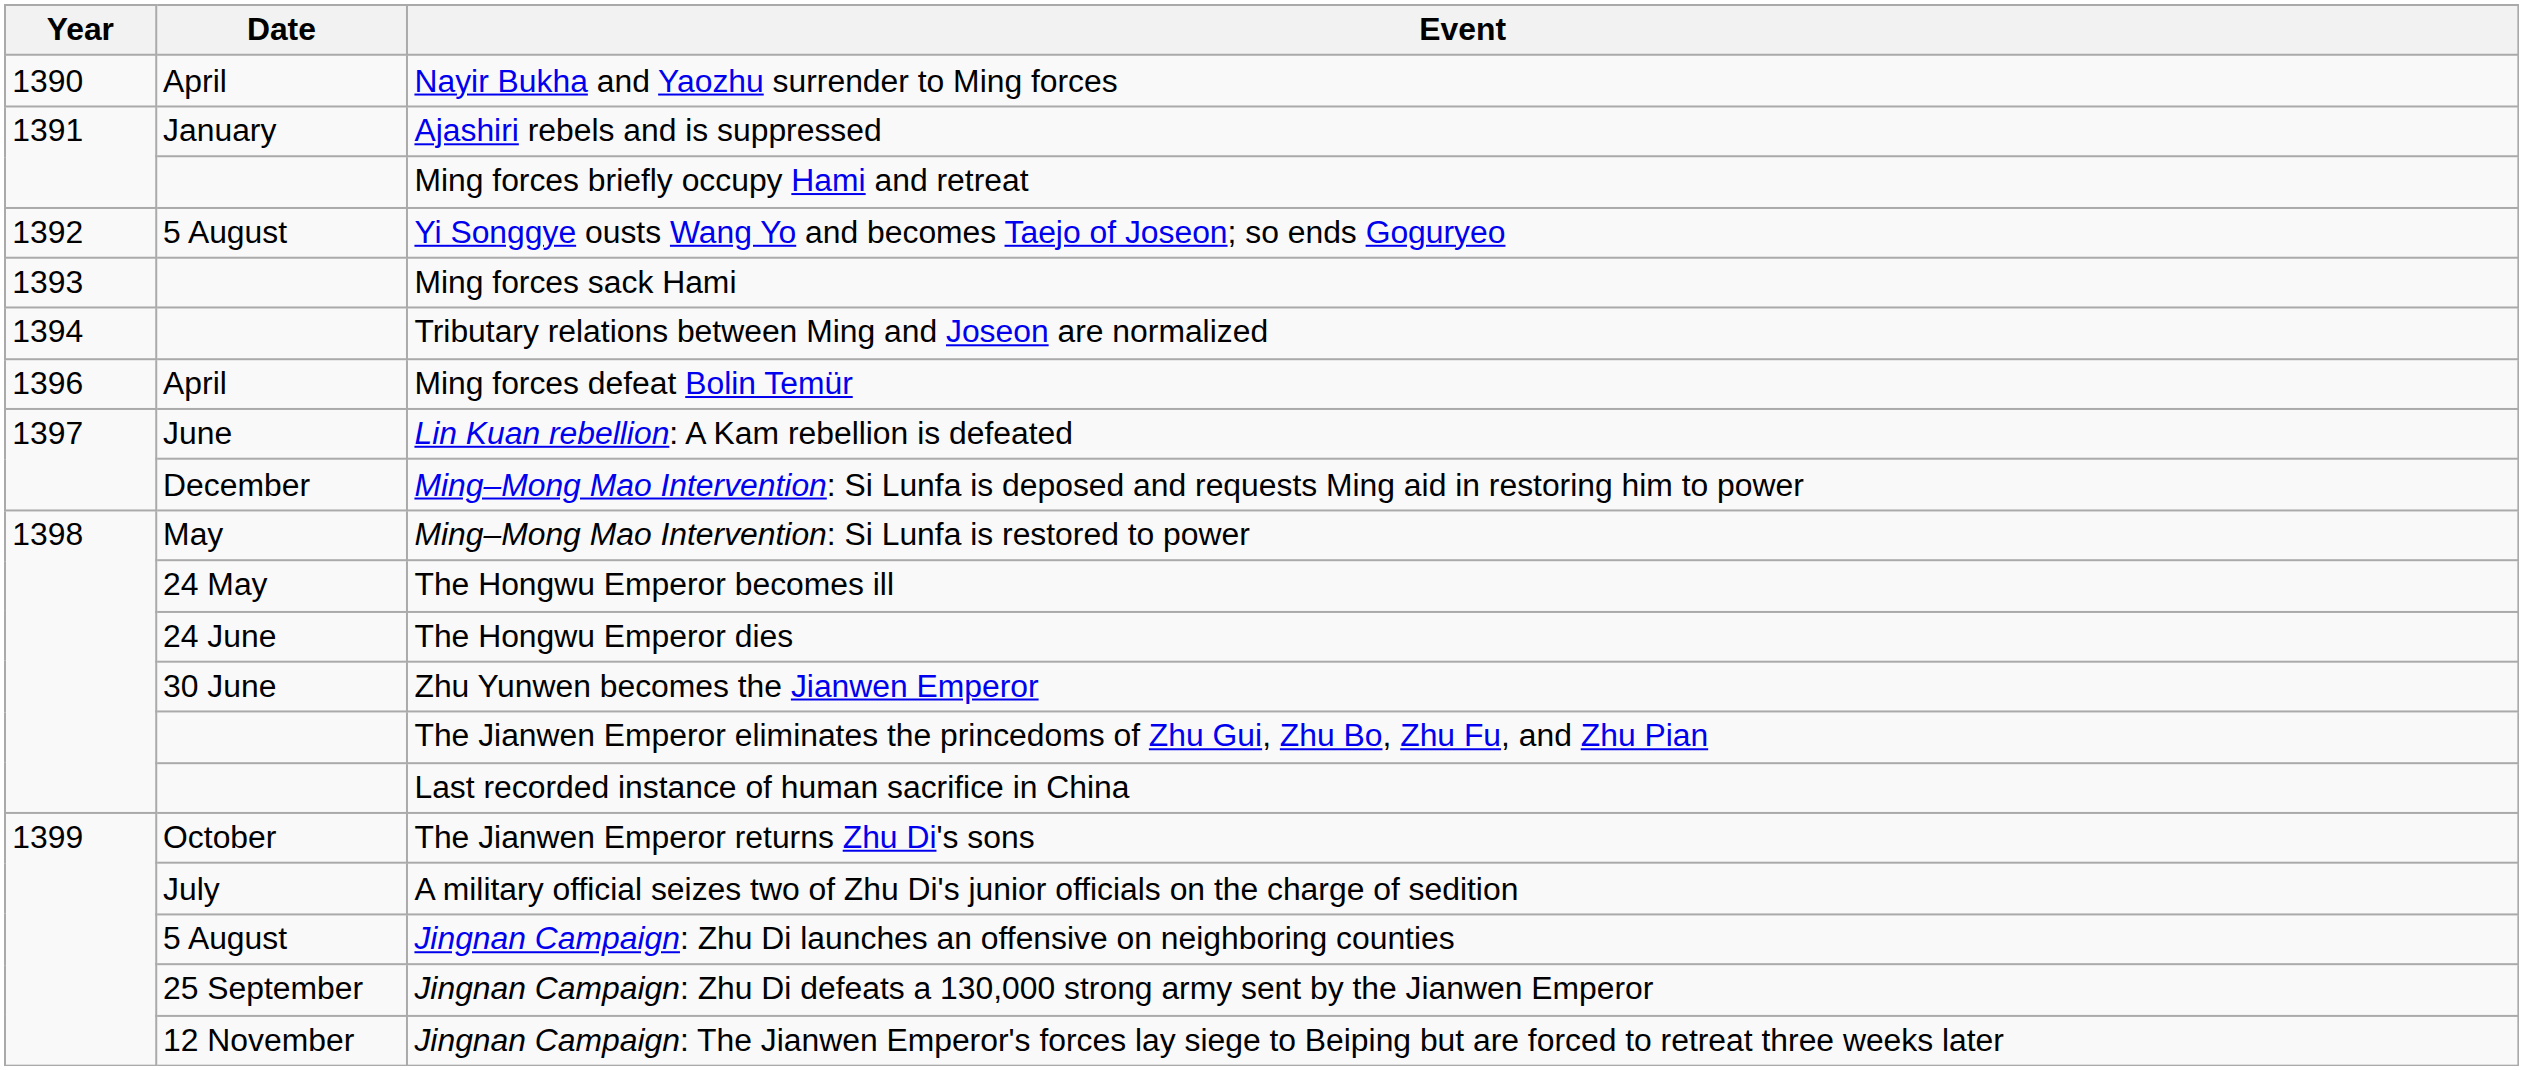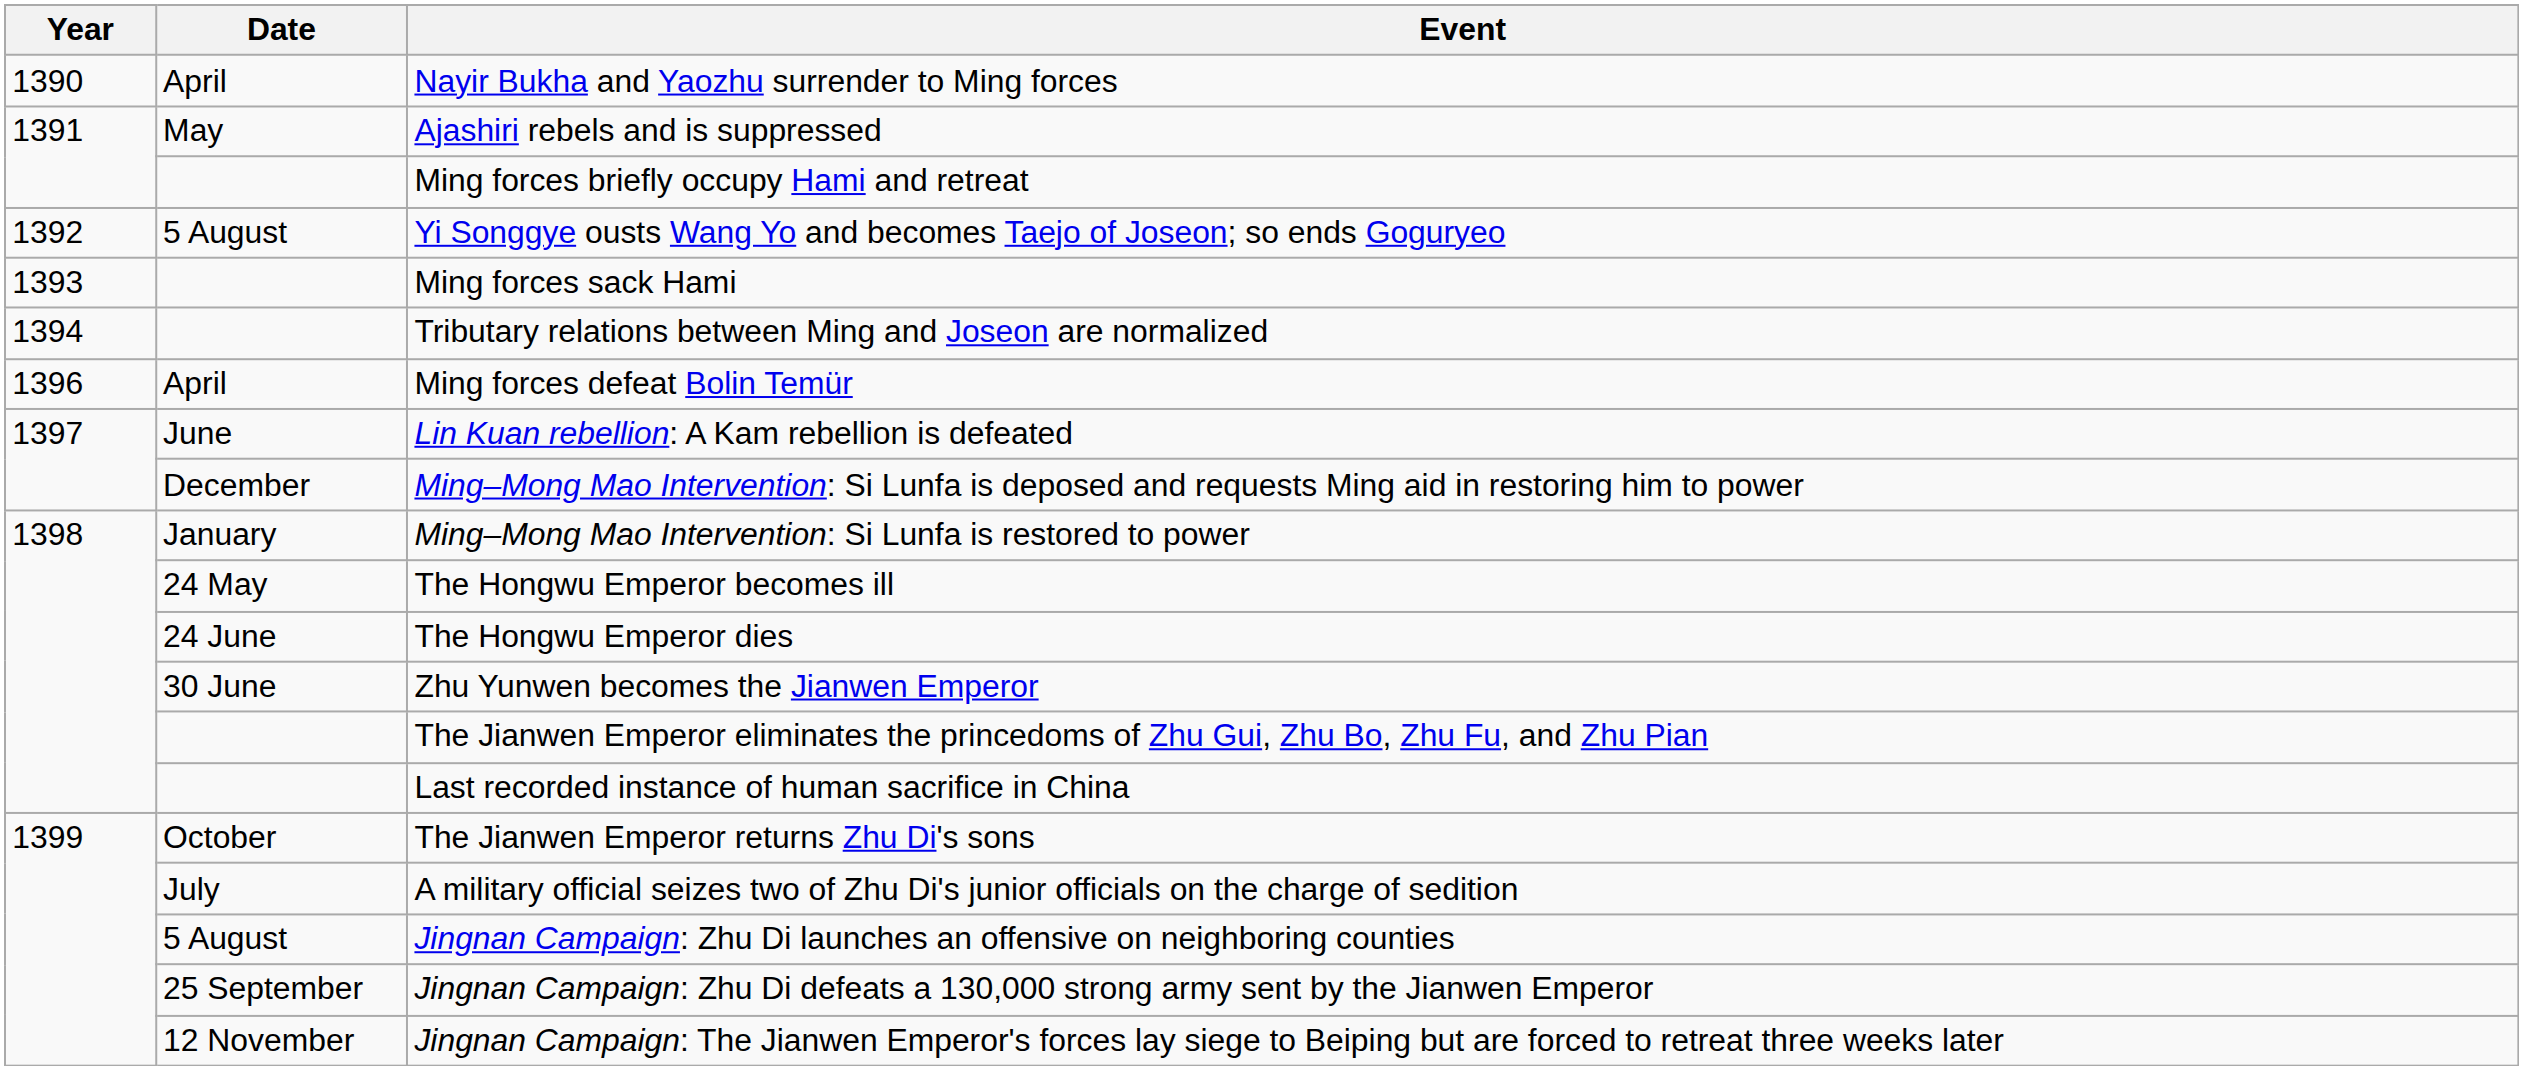(220, 130) January -> (193, 130) May
(193, 534) May -> (220, 534) January
